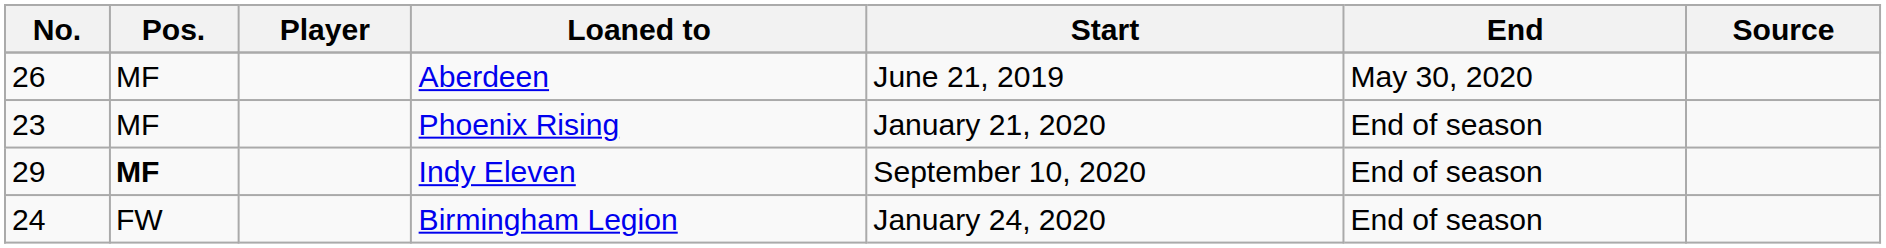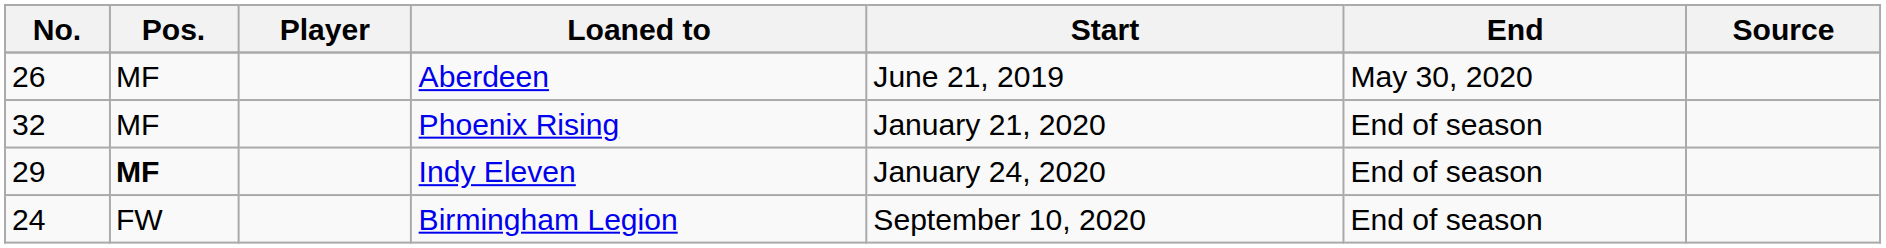(29, 124) 23 -> (29, 124) 32
(1010, 172) September 10, 2020 -> (990, 172) January 24, 2020
(990, 220) January 24, 2020 -> (1010, 220) September 10, 2020
